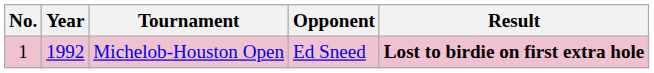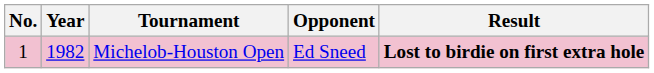(65, 52) 1992 -> (65, 52) 1982
